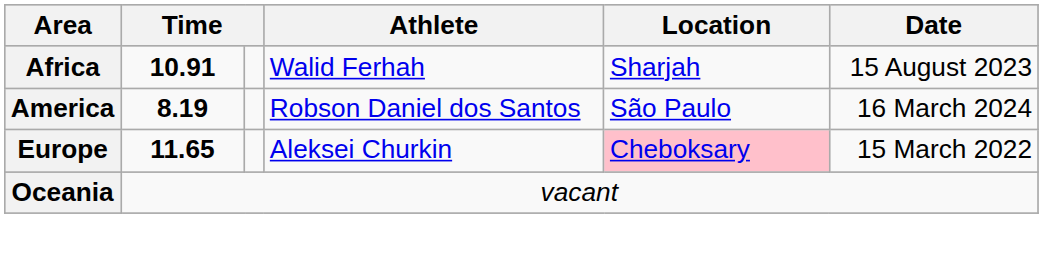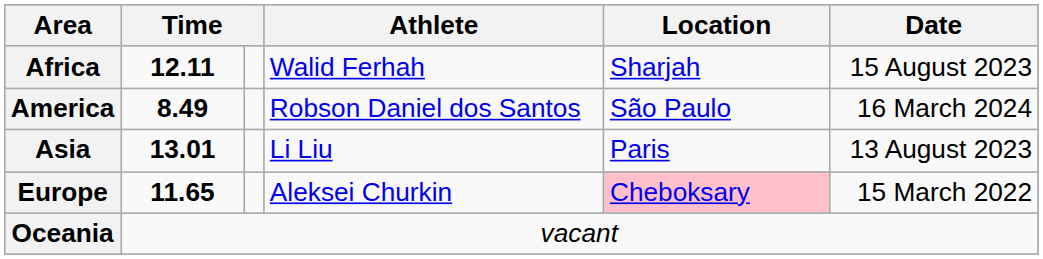(182, 66) 10.91 -> (182, 66) 12.11
(182, 108) 8.19 -> (182, 108) 8.49
+ row: (63, 150)
